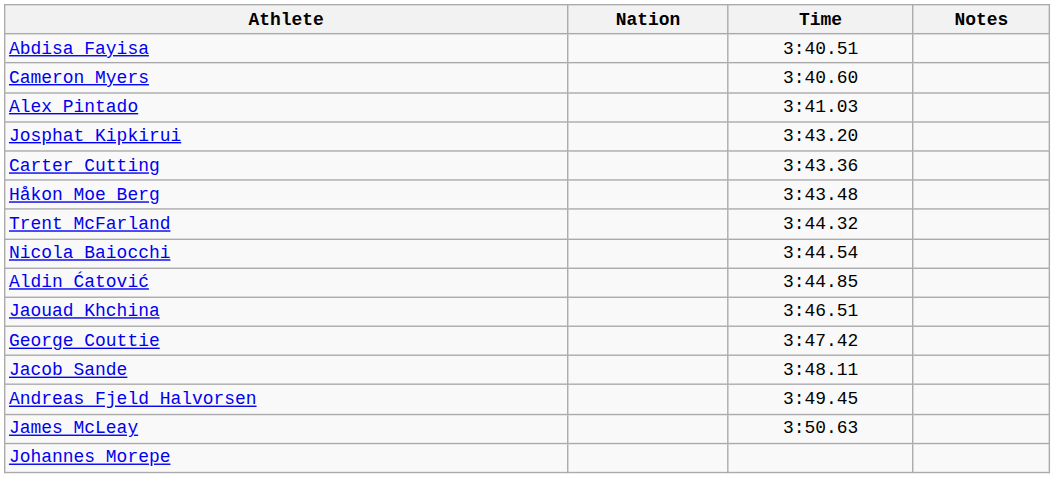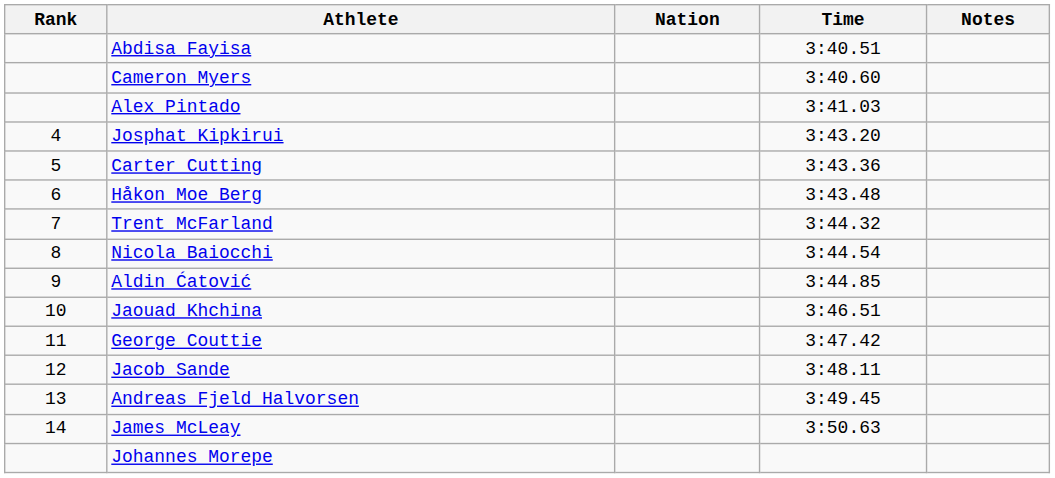+ column: (56, 19)
